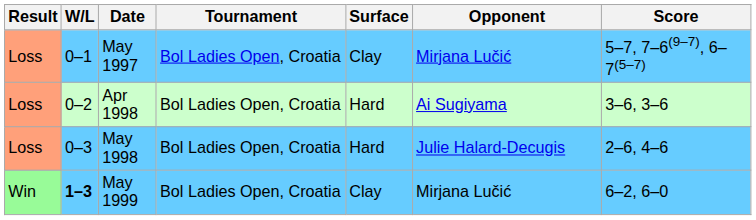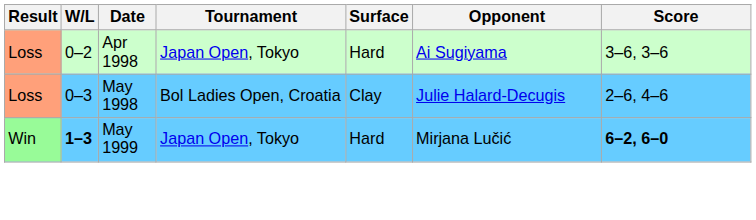- row: (120, 56)
(250, 104) Bol Ladies Open, Croatia -> (230, 52) Japan Open, Tokyo
(367, 148) Hard -> (366, 95) Clay
(250, 192) Bol Ladies Open, Croatia -> (230, 139) Japan Open, Tokyo
(366, 192) Clay -> (367, 139) Hard
(637, 192) normal -> (637, 139) bold
